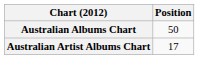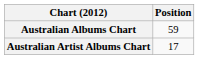(173, 29) 50 -> (173, 29) 59
